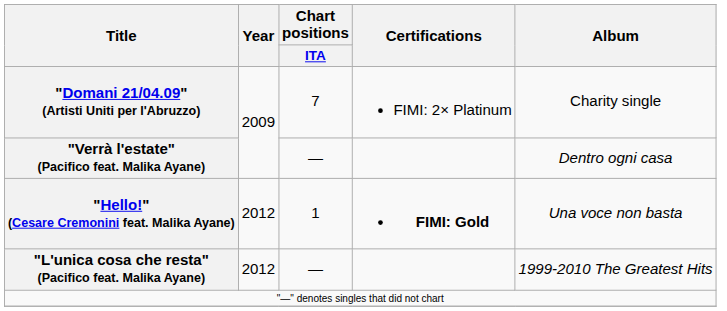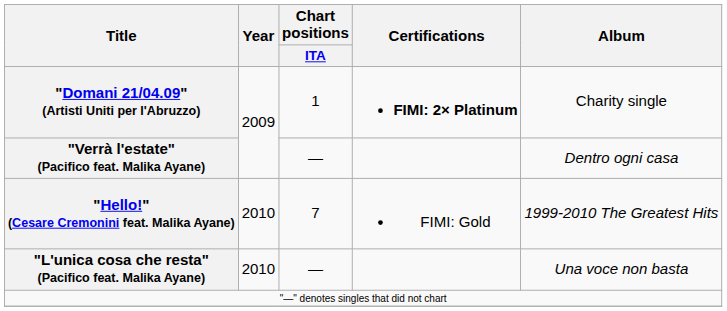(315, 102) 7 -> (315, 102) 1
(434, 111) normal -> (437, 111) bold
(258, 213) 2012 -> (258, 213) 2010
(315, 213) 1 -> (315, 213) 7
(434, 222) bold -> (437, 222) normal
(616, 213) Una voce non basta -> (621, 213) 1999-2010 The Greatest Hits
(258, 269) 2012 -> (258, 269) 2010
(616, 269) 1999-2010 The Greatest Hits -> (621, 269) Una voce non basta
